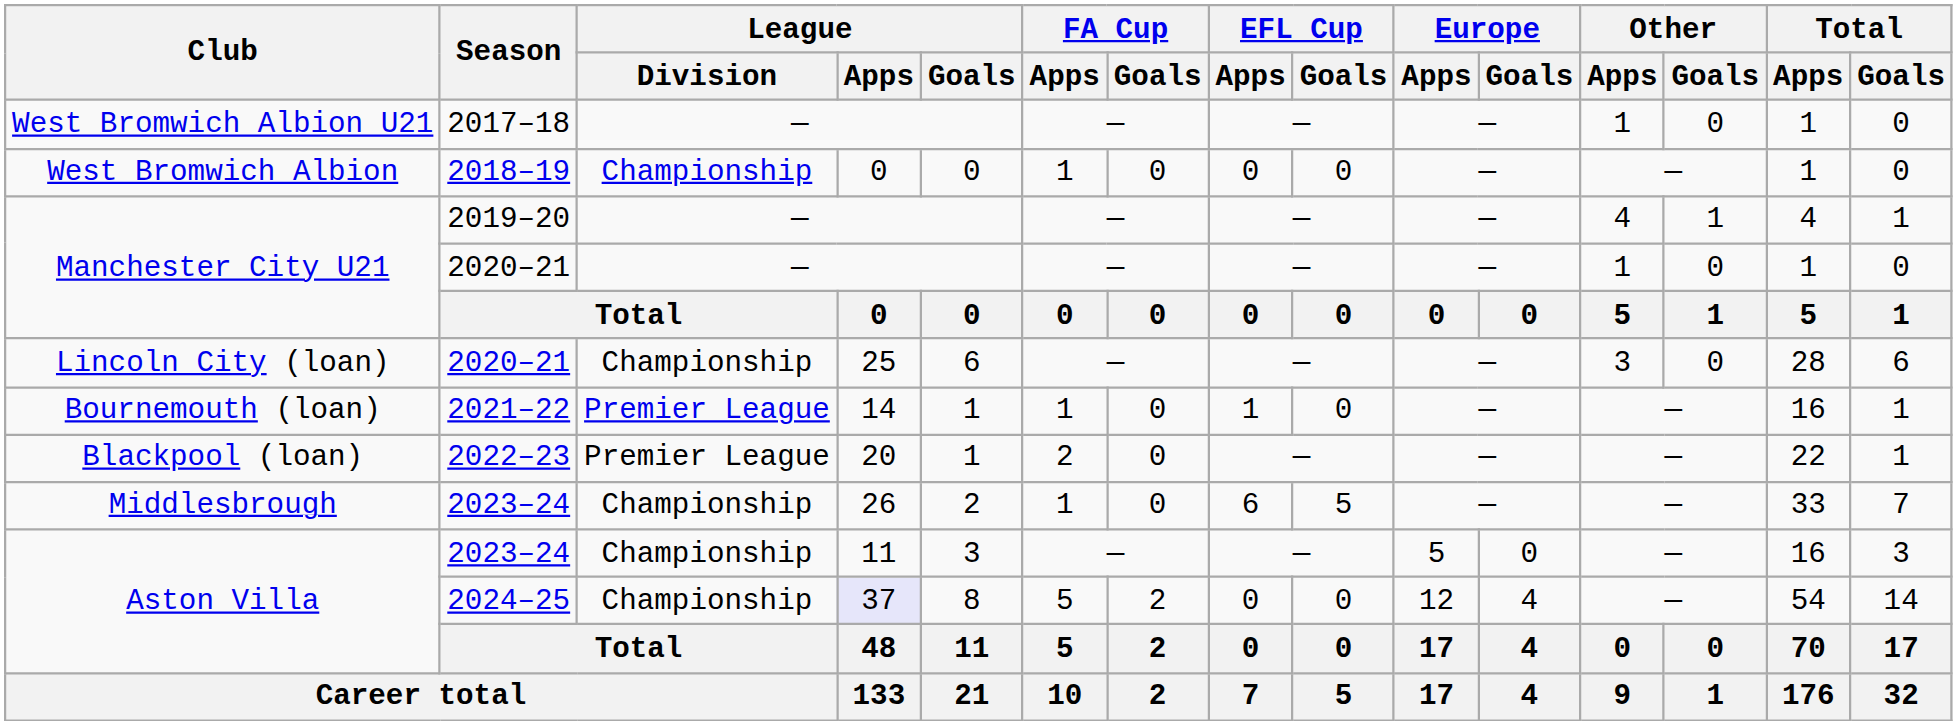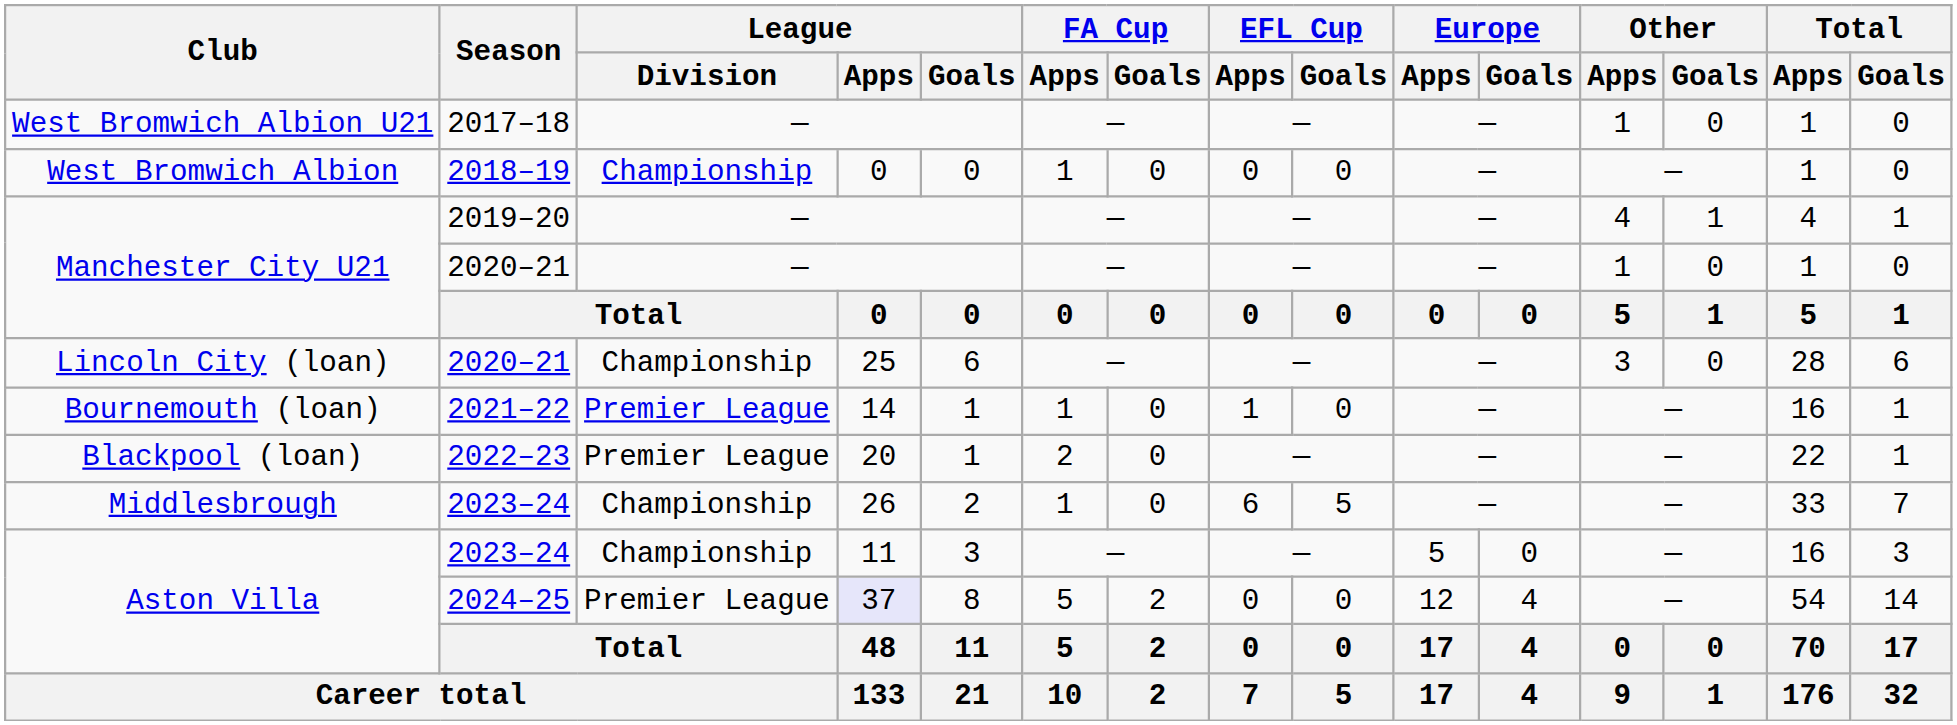(707, 601) Championship -> (707, 601) Premier League
